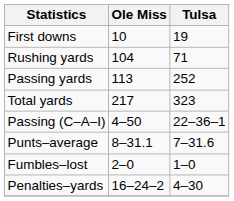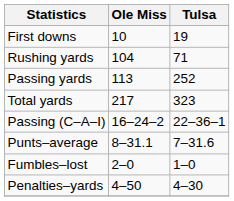(127, 121) 4–50 -> (138, 121) 16–24–2
(138, 185) 16–24–2 -> (127, 185) 4–50
